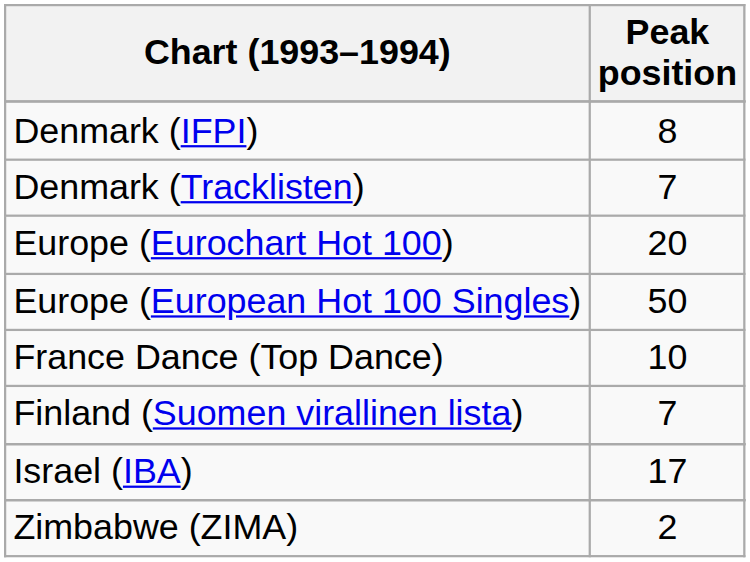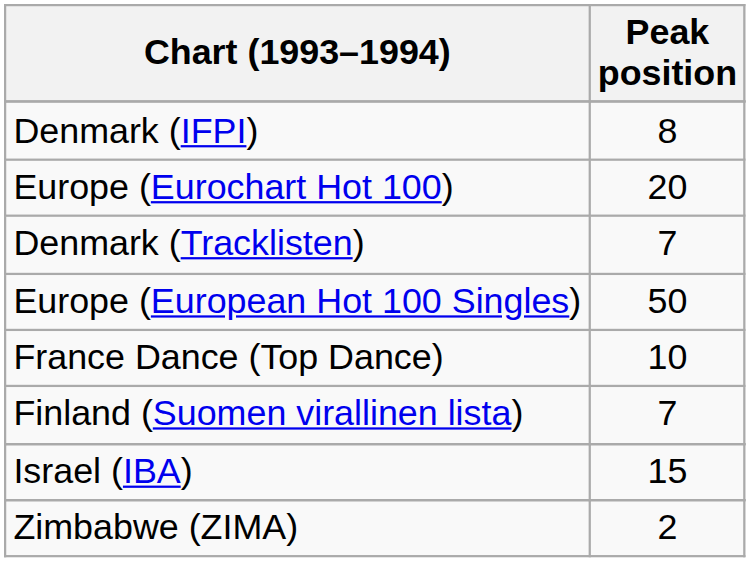rows swapped: (189, 186) <-> (234, 243)
(667, 471) 17 -> (667, 471) 15
